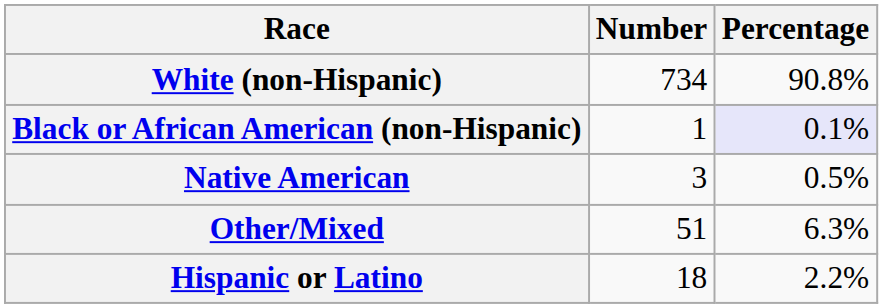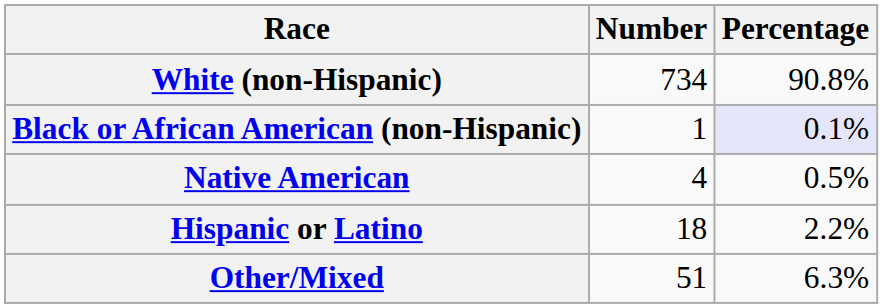(699, 178) 3 -> (699, 178) 4
rows swapped: (297, 228) <-> (297, 278)
